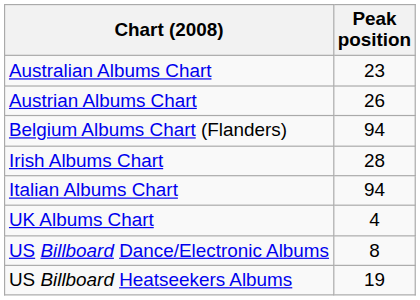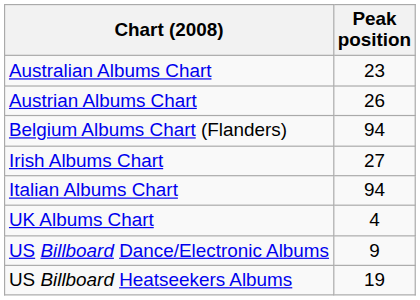(374, 160) 28 -> (374, 160) 27
(374, 250) 8 -> (374, 250) 9
